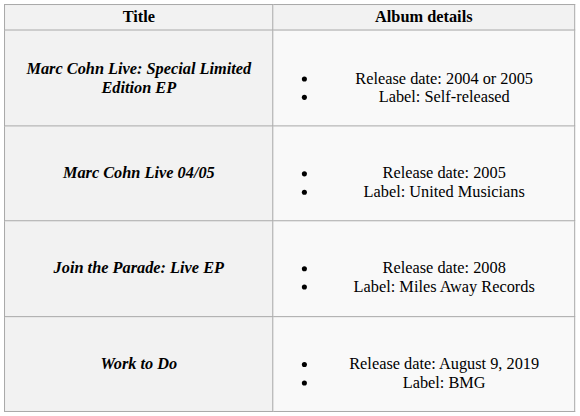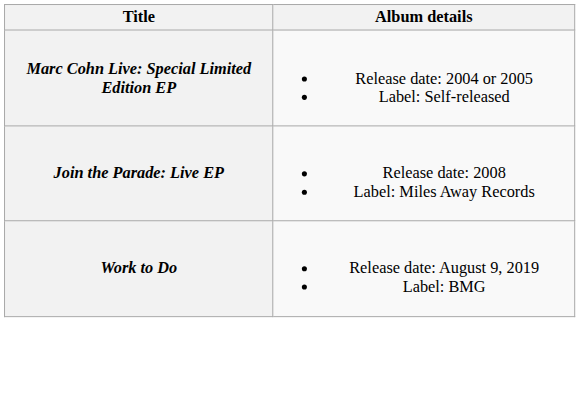- row: (139, 173)
